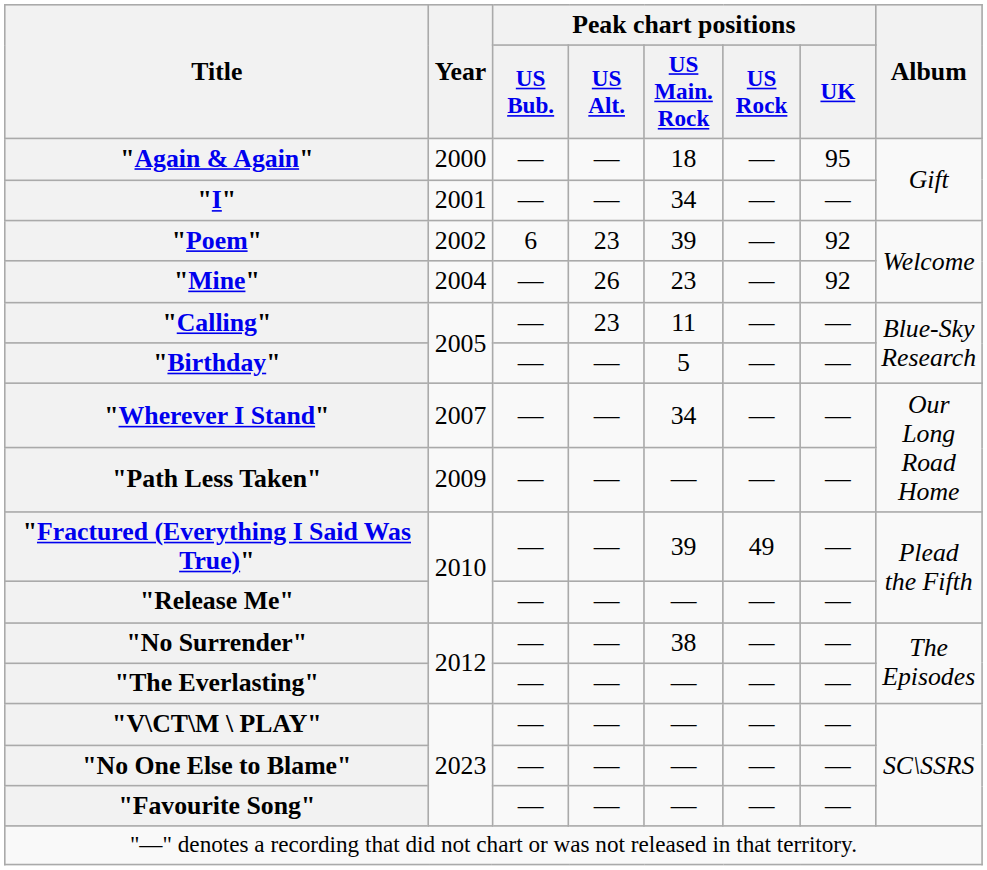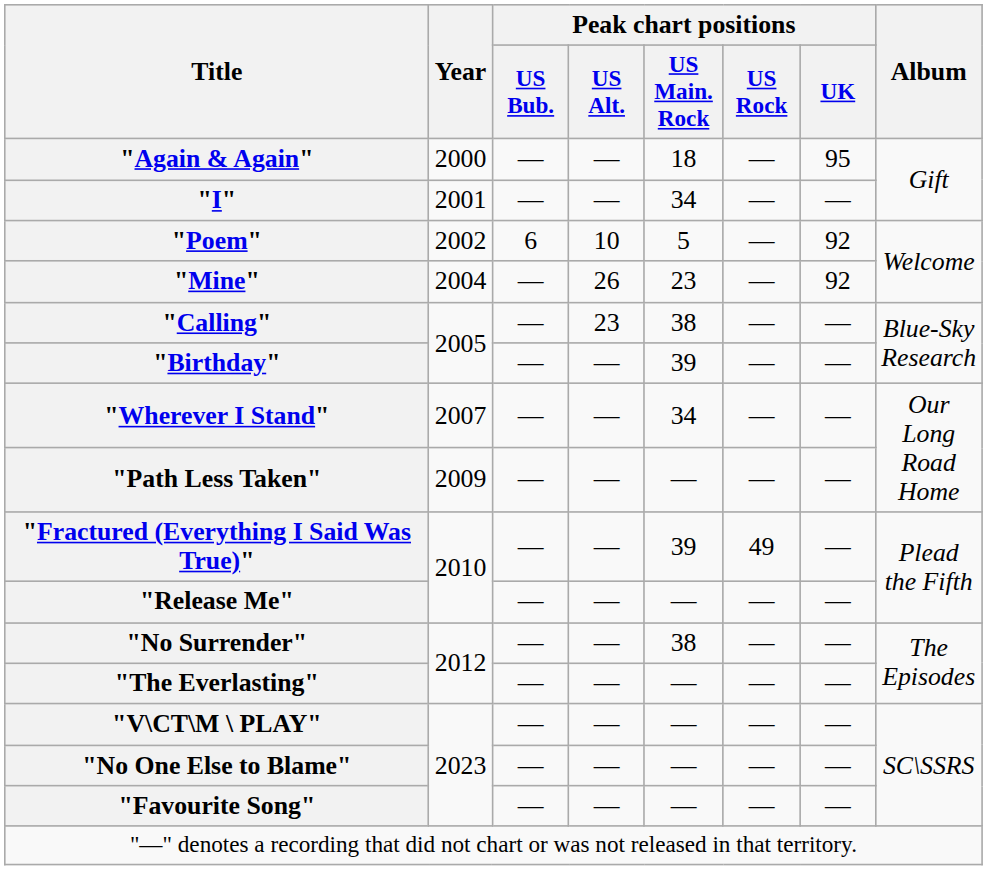(607, 240) 23 -> (607, 240) 10
(684, 240) 39 -> (684, 240) 5
(684, 322) 11 -> (684, 322) 38
(684, 363) 5 -> (684, 363) 39
